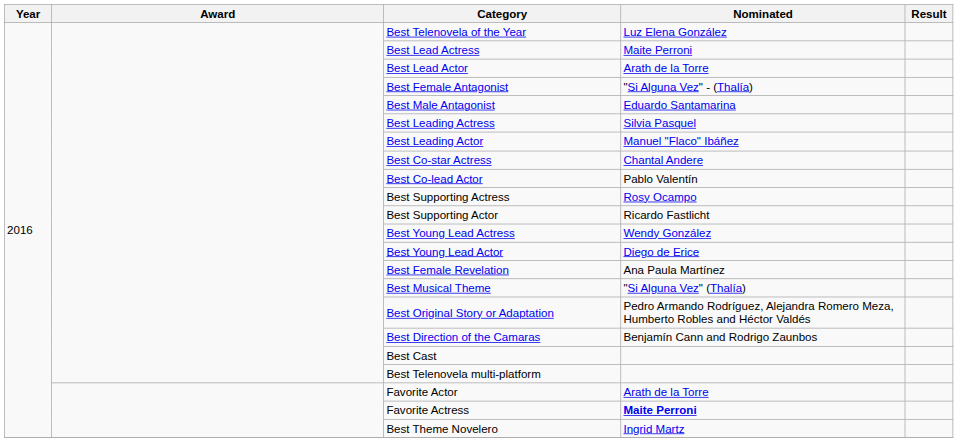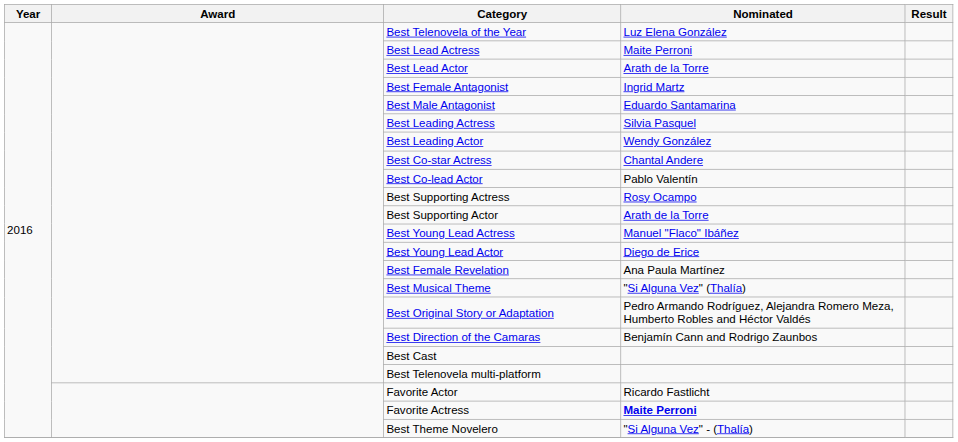(688, 87) "Si Alguna Vez" - (Thalía) -> (654, 87) Ingrid Martz
(681, 142) Manuel "Flaco" Ibáñez -> (667, 142) Wendy González
(666, 215) Ricardo Fastlicht -> (666, 215) Arath de la Torre
(667, 233) Wendy González -> (681, 233) Manuel "Flaco" Ibáñez
(666, 392) Arath de la Torre -> (666, 392) Ricardo Fastlicht
(654, 429) Ingrid Martz -> (688, 429) "Si Alguna Vez" - (Thalía)
